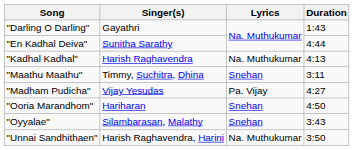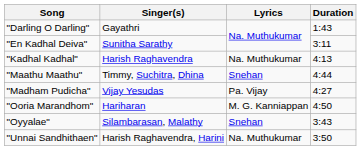(316, 44) 4:44 -> (322, 44) 3:11
(315, 75) 3:11 -> (322, 75) 4:44
(246, 106) Snehan -> (268, 106) M. G. Kanniappan
